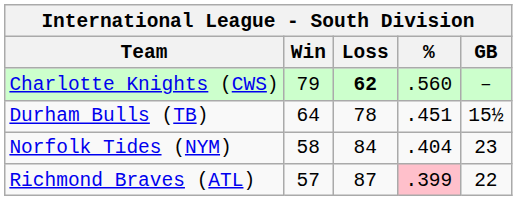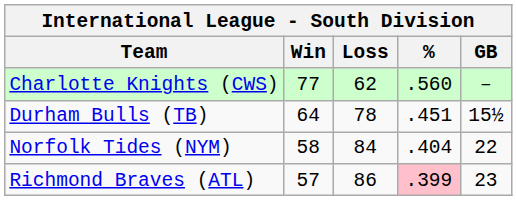(308, 84) 79 -> (308, 84) 77
(365, 84) bold -> (365, 84) normal
(486, 148) 23 -> (486, 148) 22
(365, 180) 87 -> (365, 180) 86
(486, 180) 22 -> (486, 180) 23
